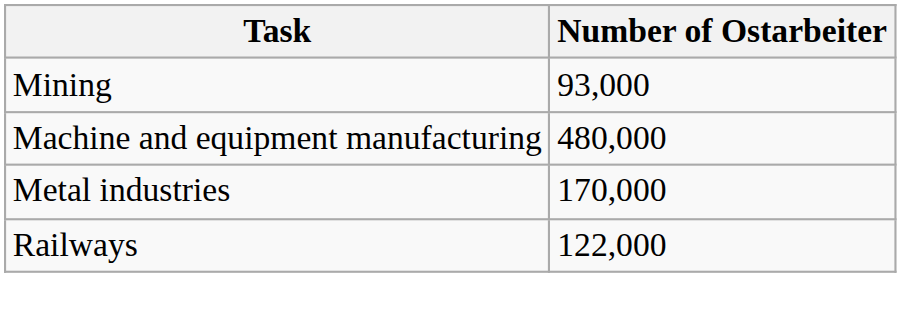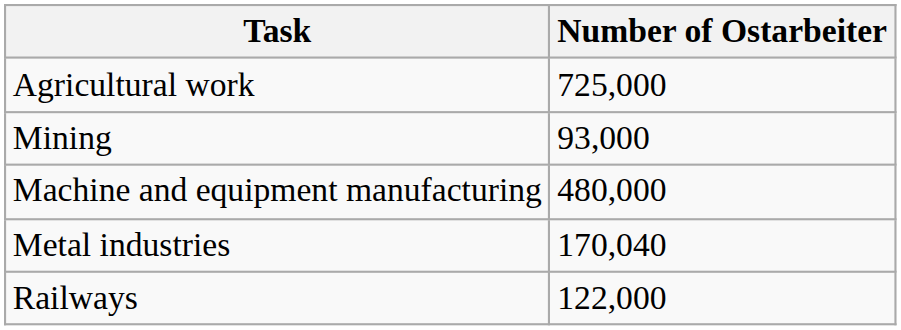+ row: (134, 84)
(612, 191) 170,000 -> (612, 244) 170,040
